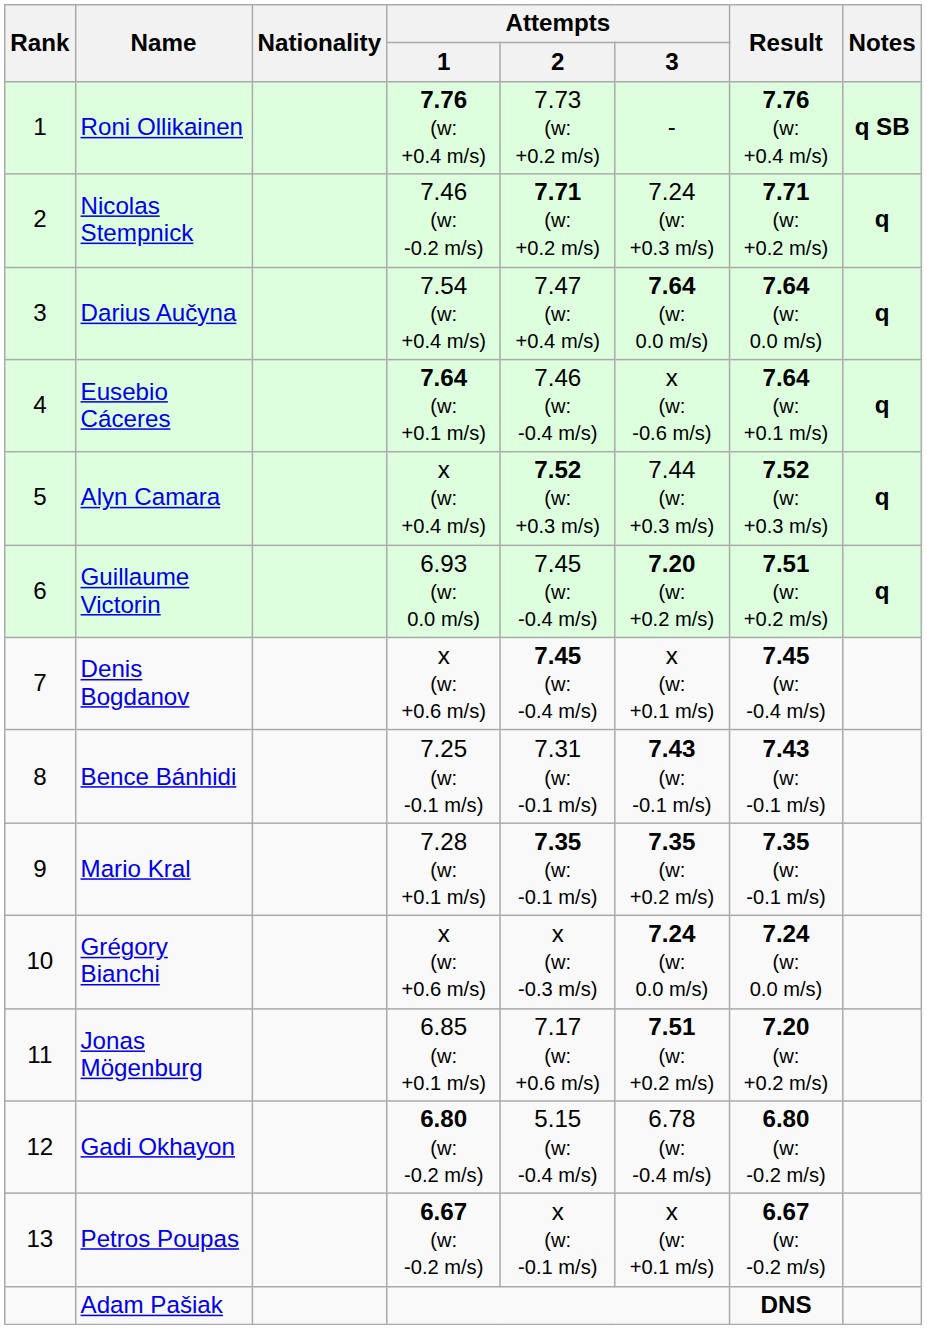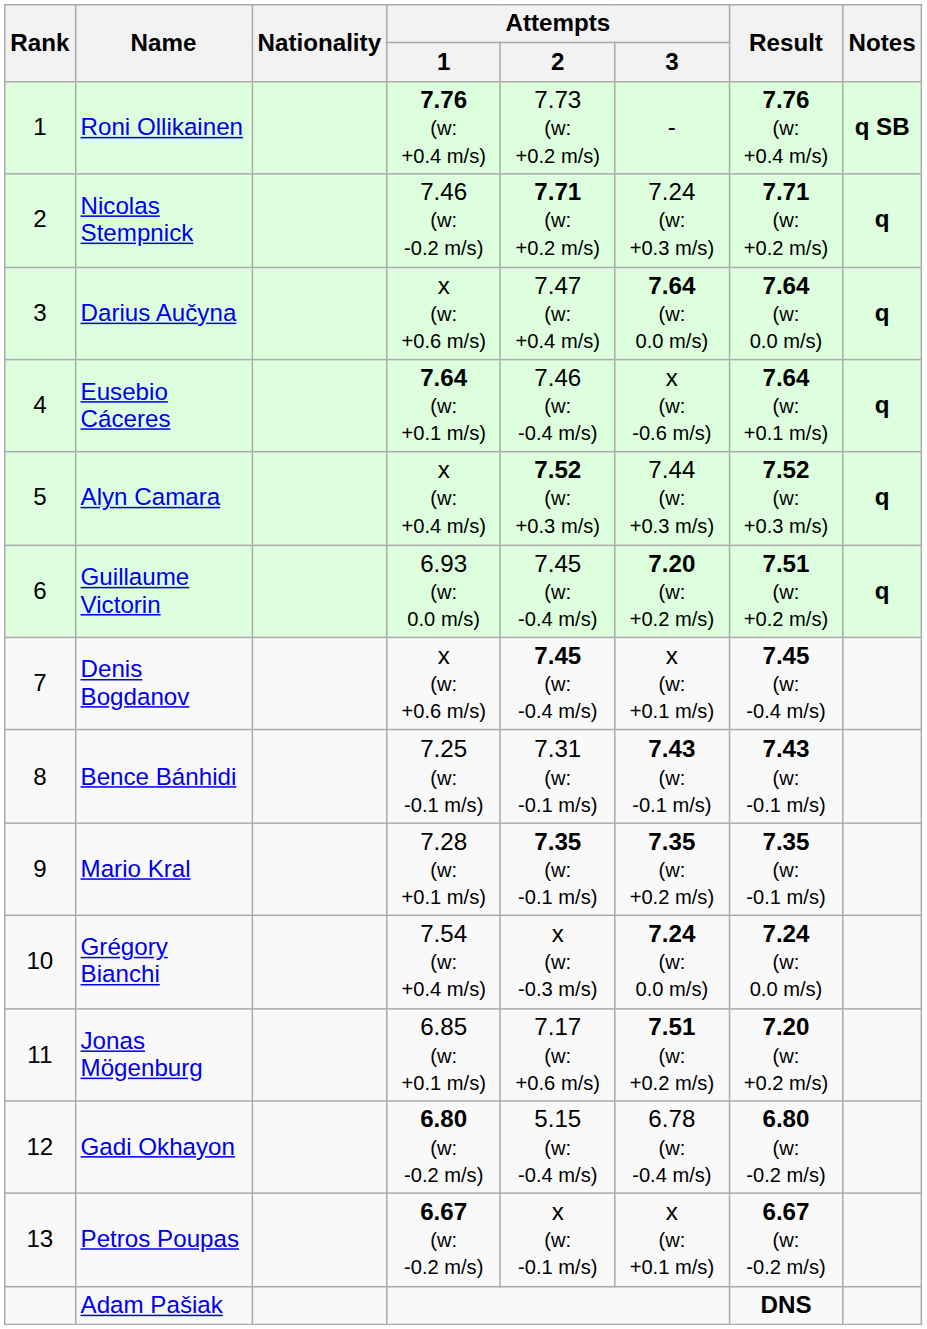(444, 312) 7.54 (w: +0.4 m/s) -> (444, 312) x (w: +0.6 m/s)
(444, 961) x (w: +0.6 m/s) -> (444, 961) 7.54 (w: +0.4 m/s)
